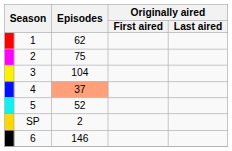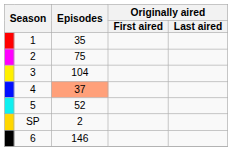(80, 41) 62 -> (80, 41) 35
